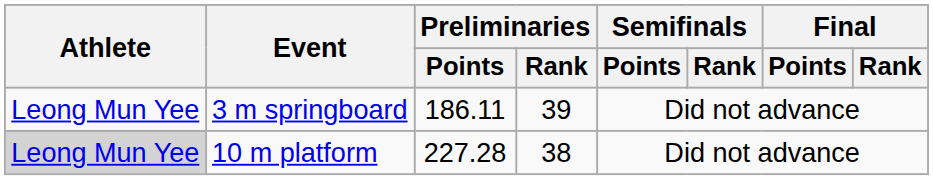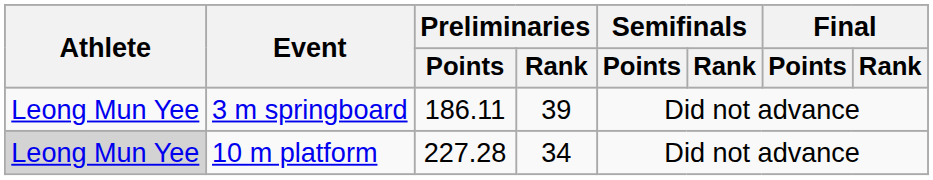(556, 153) 38 -> (556, 153) 34
